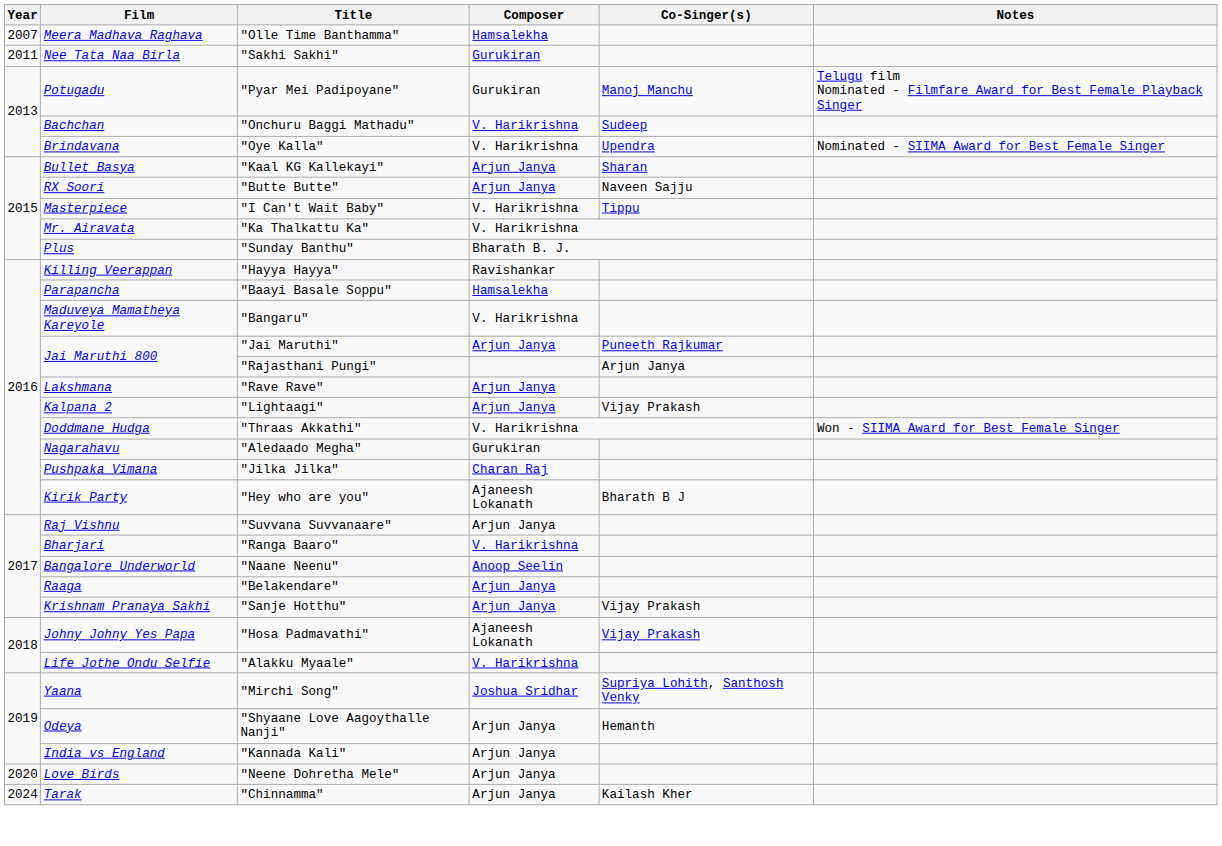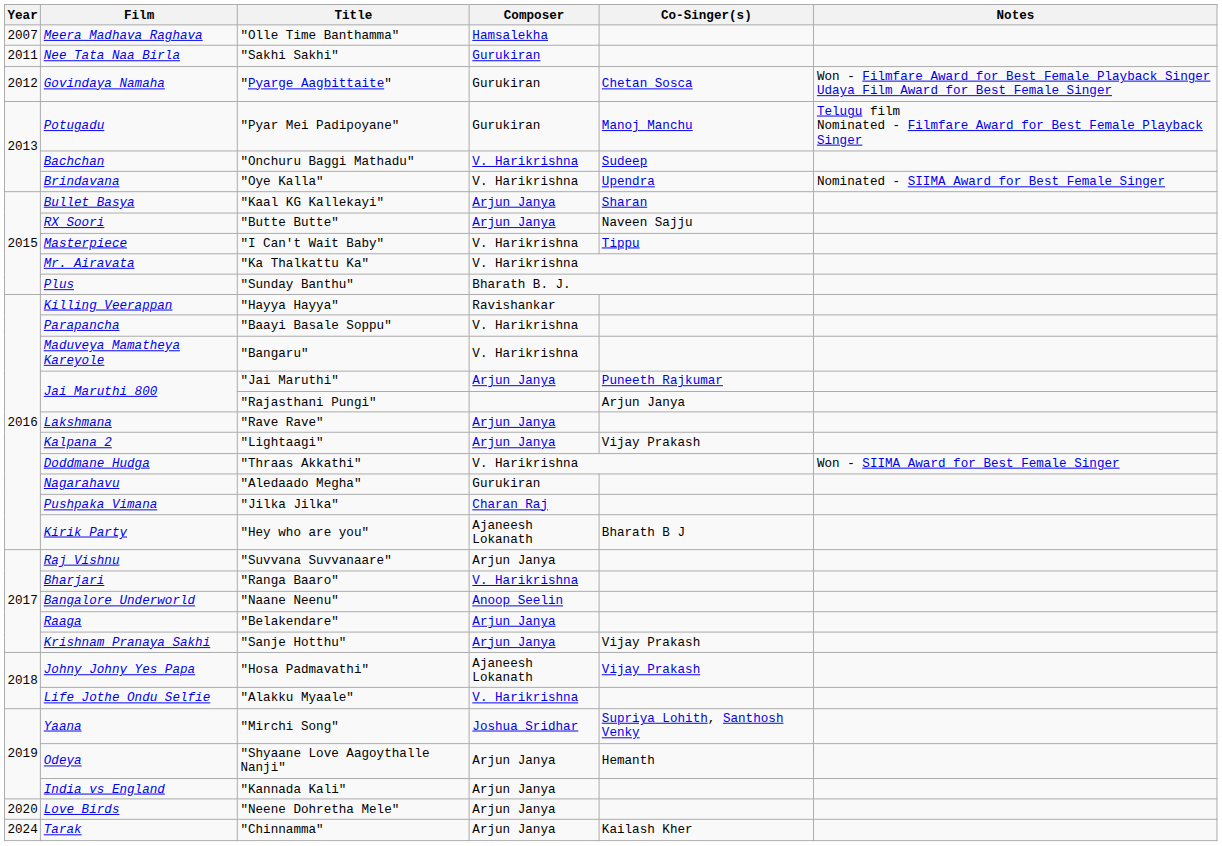+ row: (316, 84)
(510, 290) Hamsalekha -> (525, 326) V. Harikrishna
